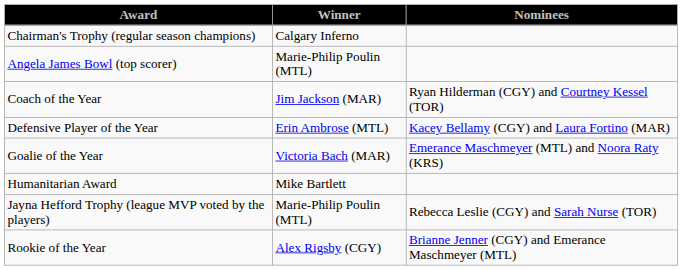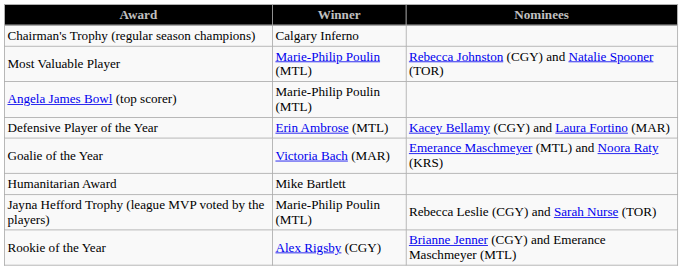+ row: (64, 63)
- row: (54, 99)
